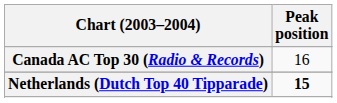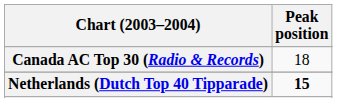(302, 59) 16 -> (302, 59) 18
